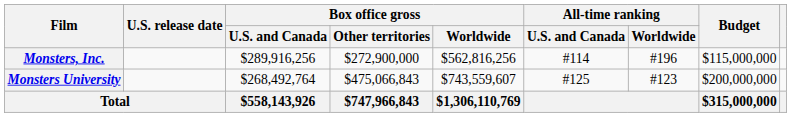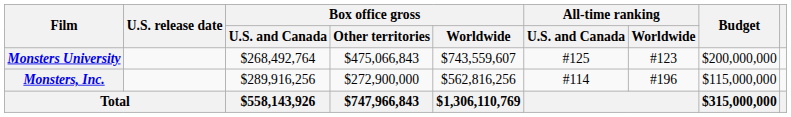rows swapped: (64, 58) <-> (64, 79)
